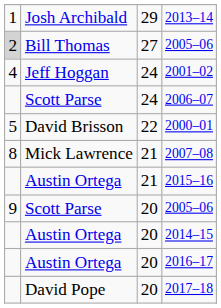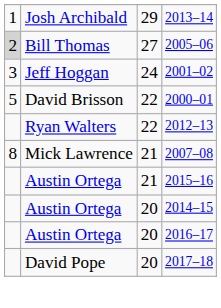(13, 72) 4 -> (13, 72) 3
- row: (63, 99)
+ row: (71, 126)
- row: (63, 208)
